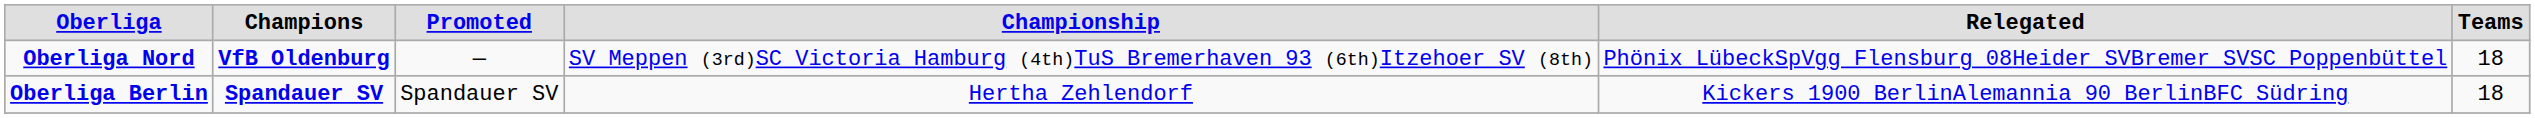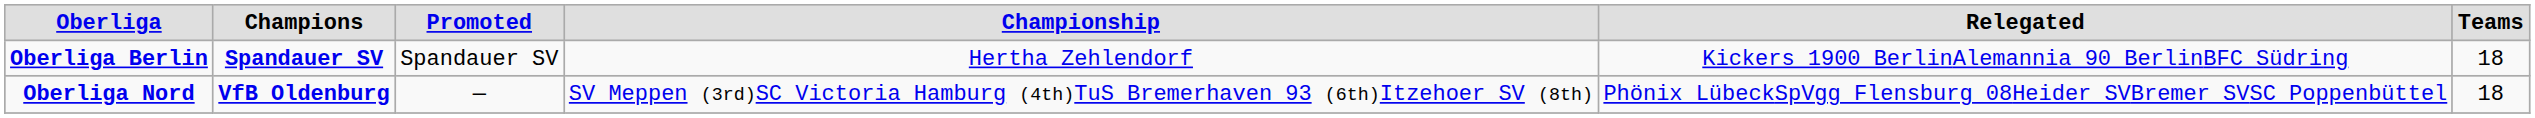rows swapped: (109, 94) <-> (109, 59)
